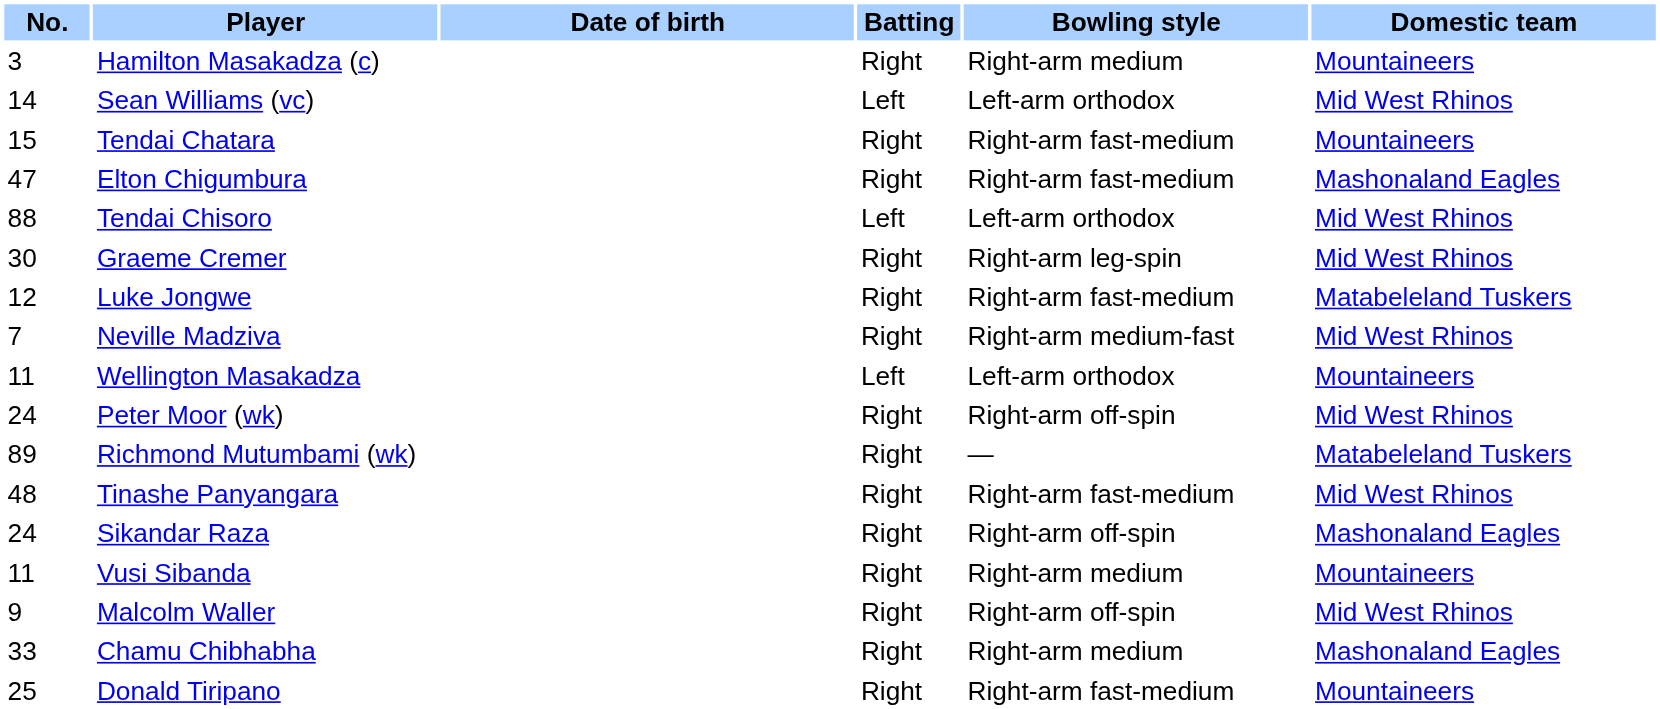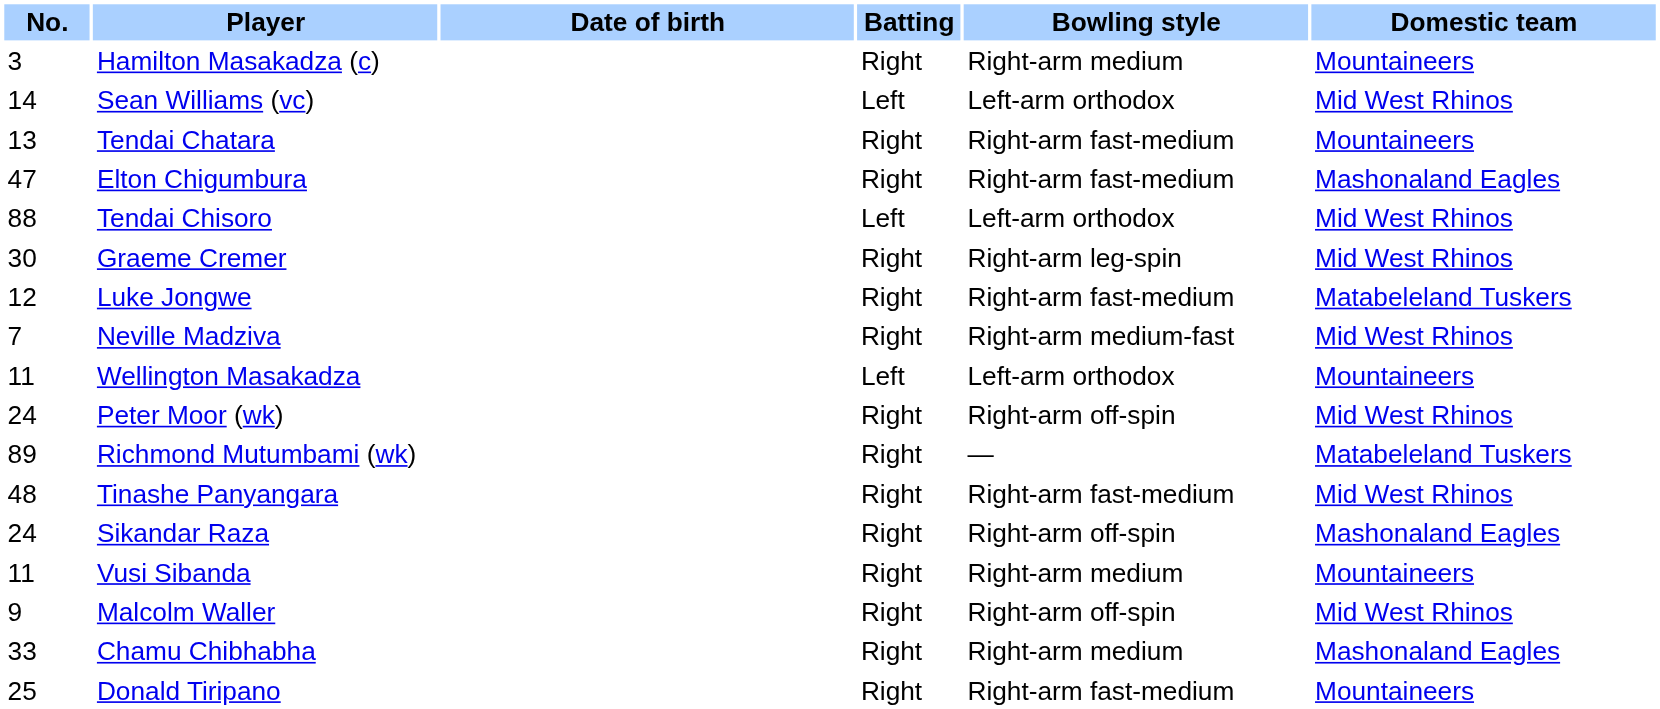(22, 140) 15 -> (22, 140) 13
